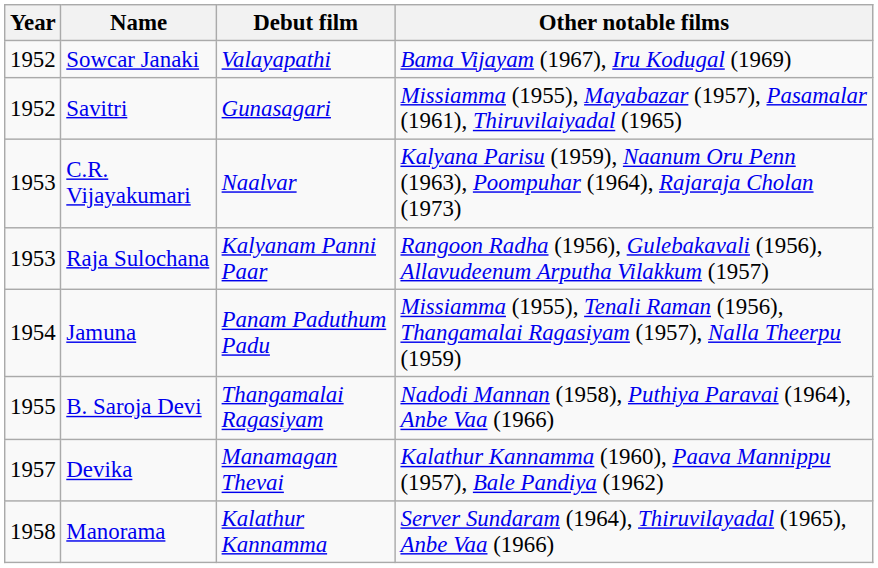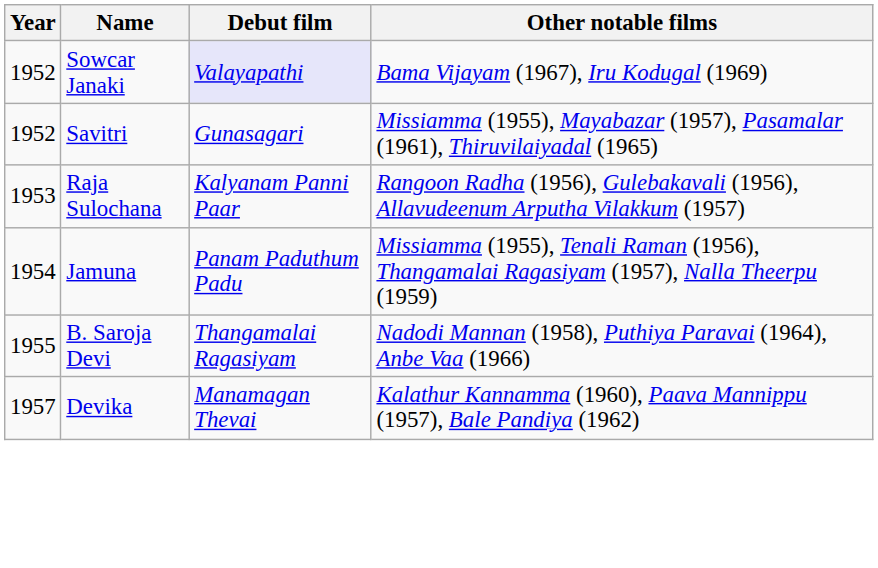(276, 58) no background -> (249, 71) lavender background
- row: (129, 182)
- row: (116, 531)
